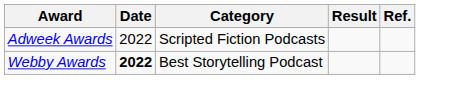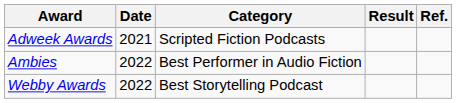(136, 39) 2022 -> (136, 39) 2021
+ row: (32, 62)
(136, 62) bold -> (136, 86) normal
